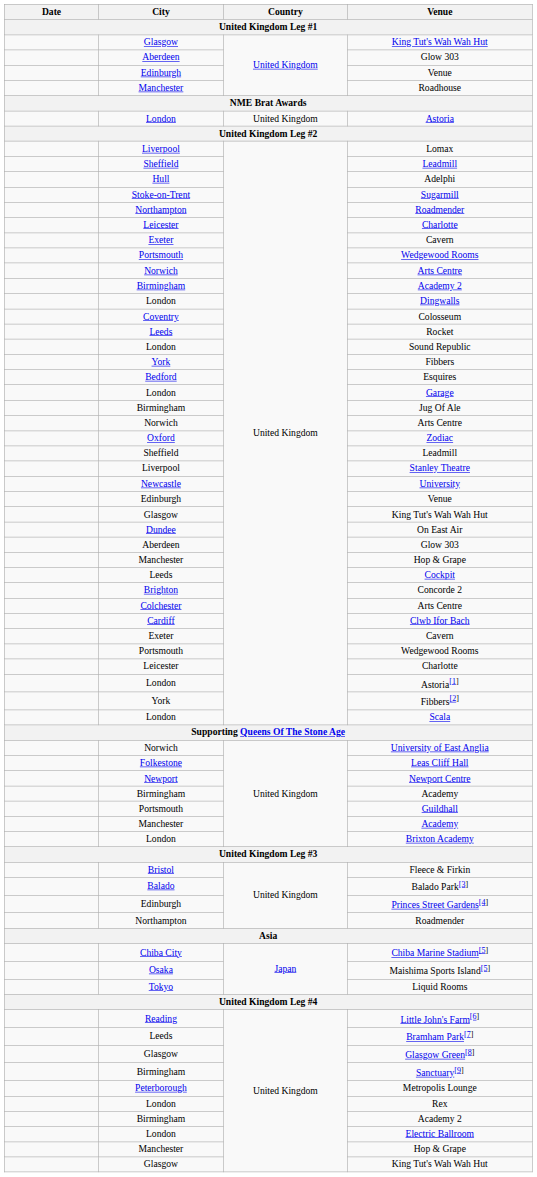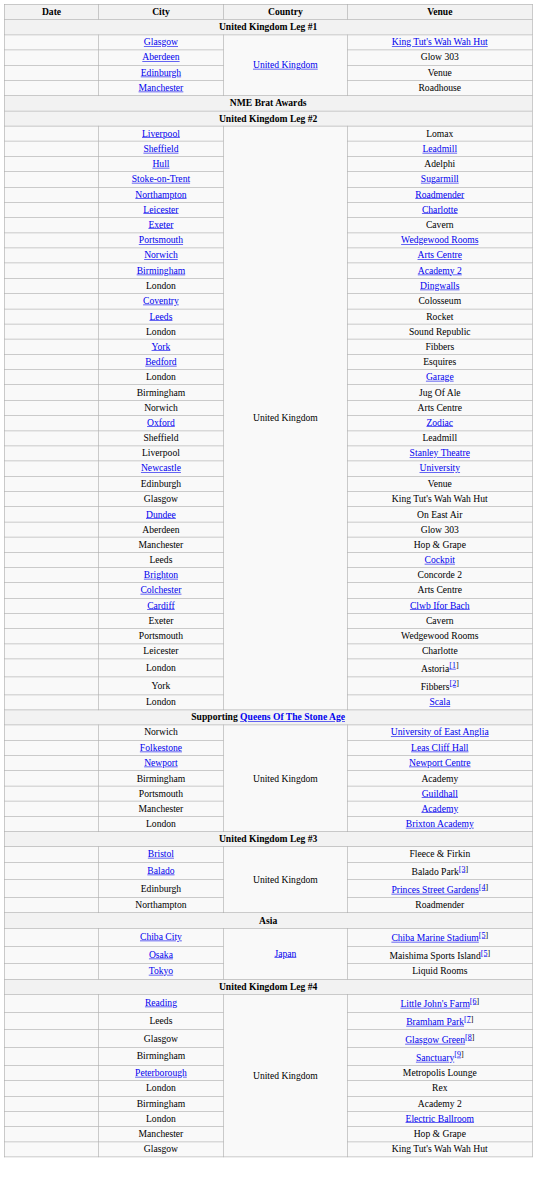- row: (161, 118)
